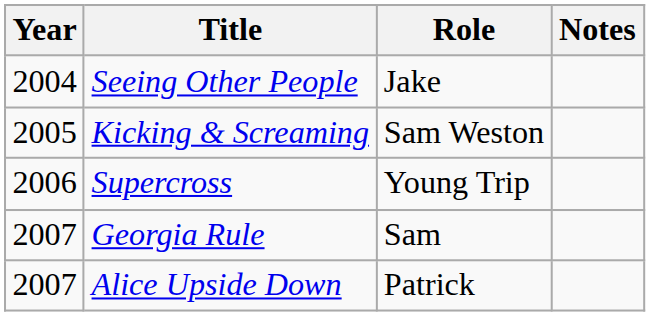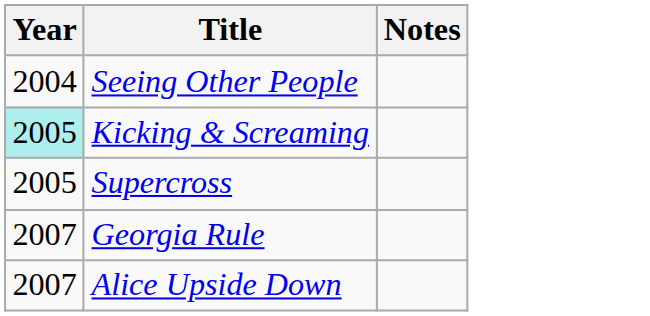- column: (464, 30)
(45, 132) no background -> (45, 132) paleturquoise background
(45, 183) 2006 -> (45, 183) 2005
